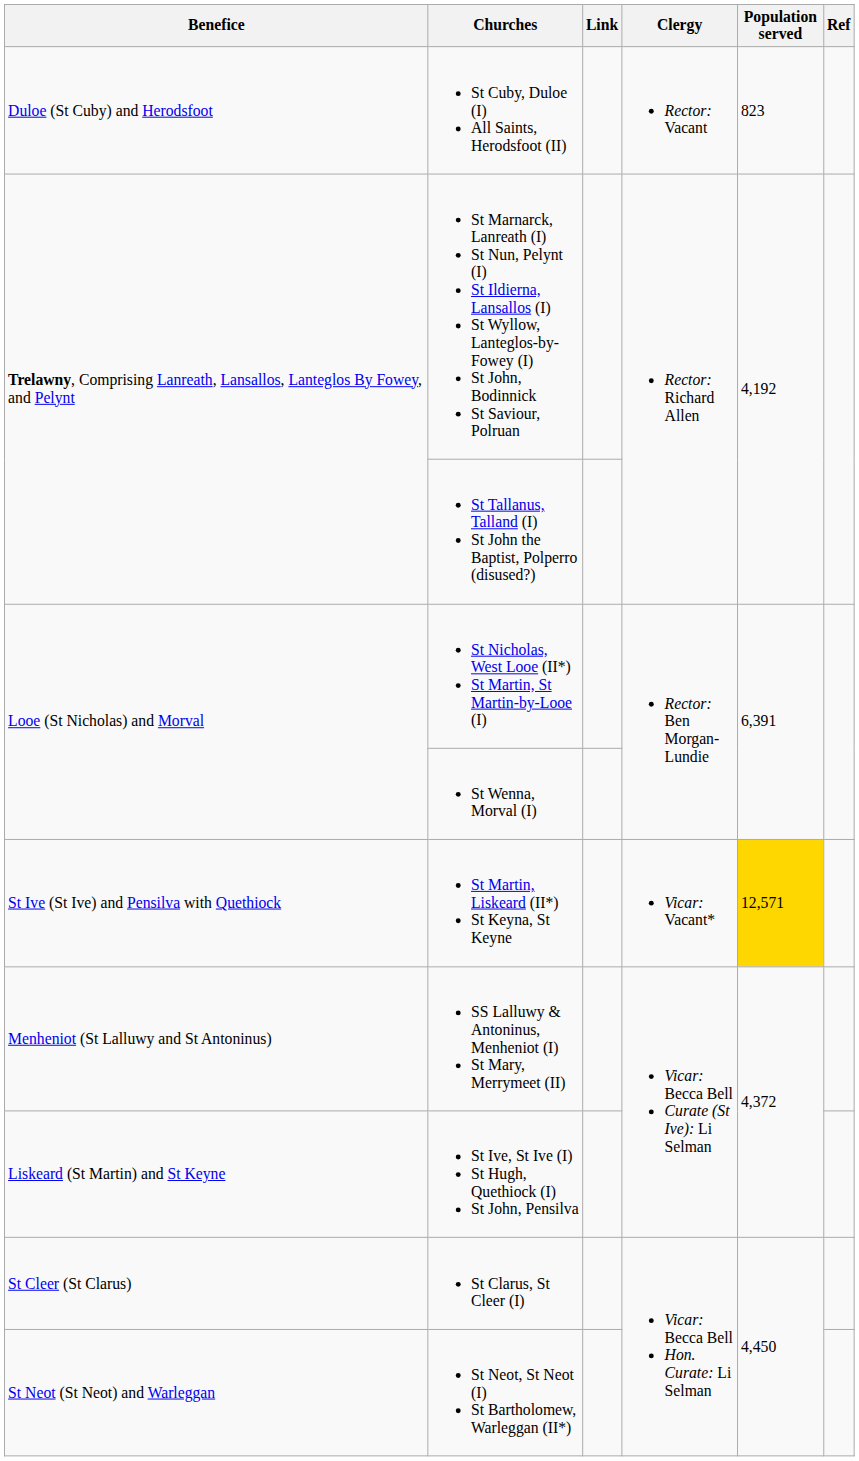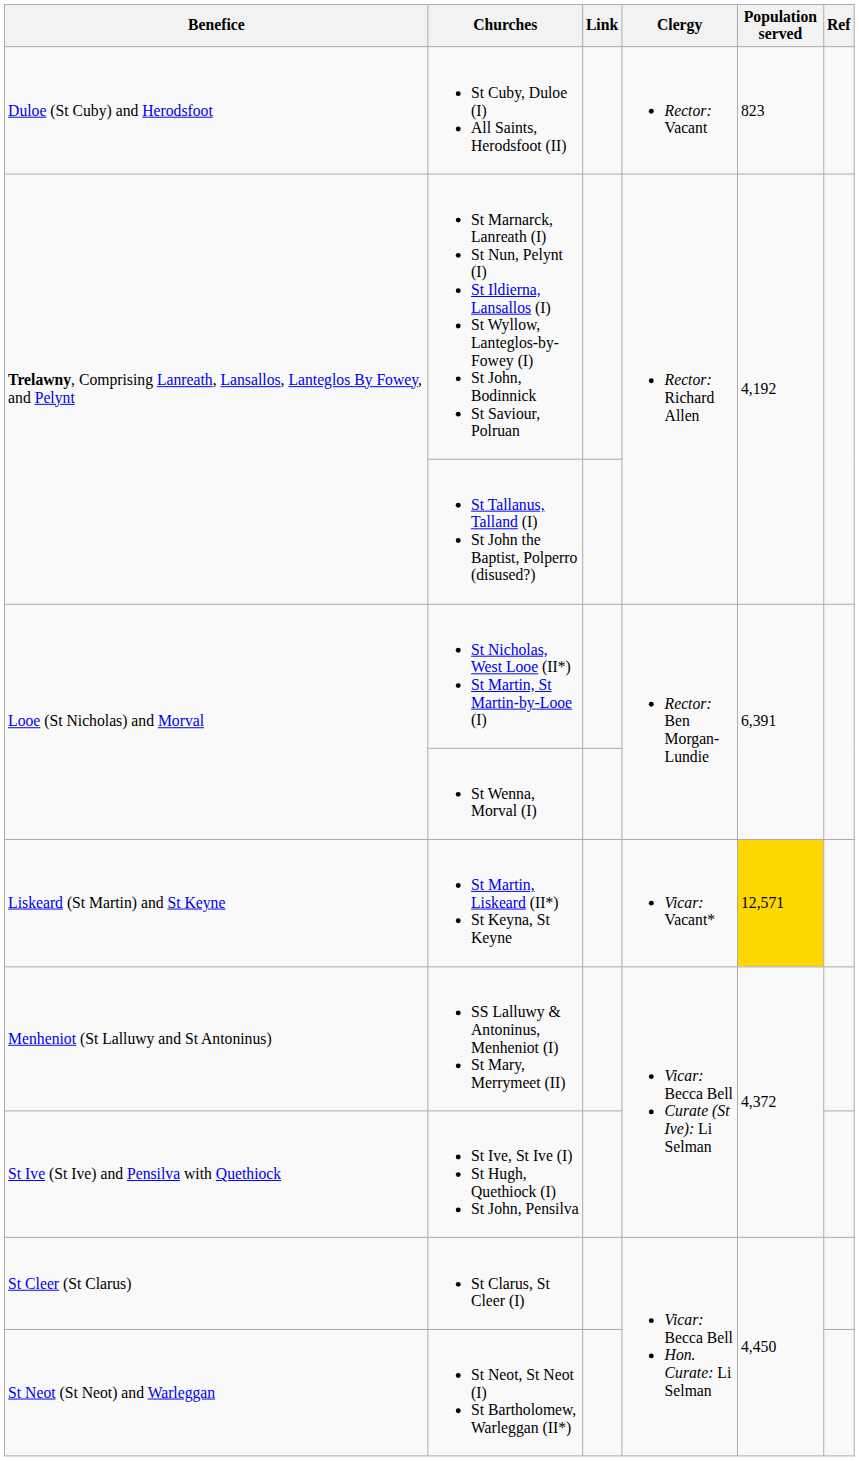(145, 903) St Ive (St Ive) and Pensilva with Quethiock -> (117, 903) Liskeard (St Martin) and St Keyne
(117, 1174) Liskeard (St Martin) and St Keyne -> (145, 1174) St Ive (St Ive) and Pensilva with Quethiock
